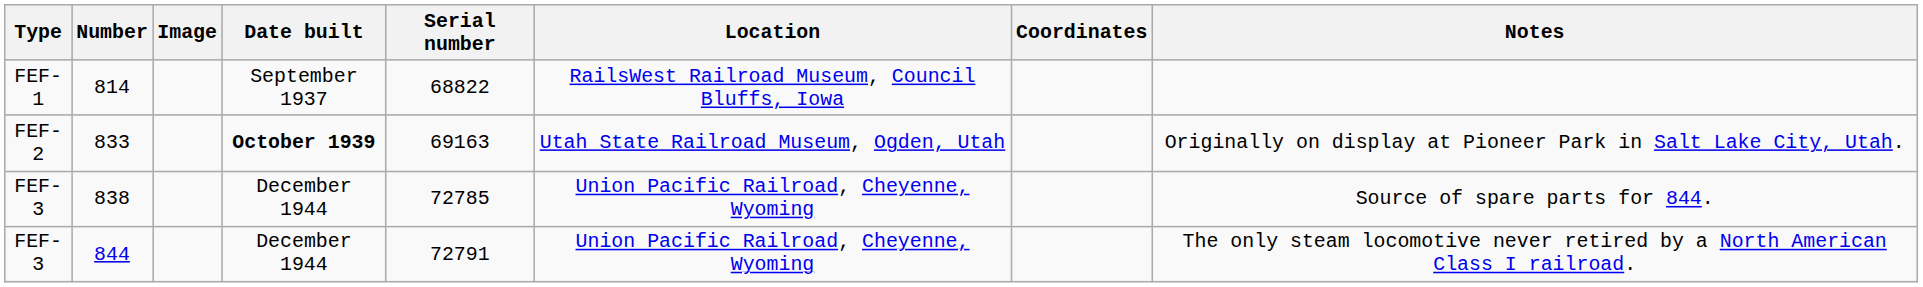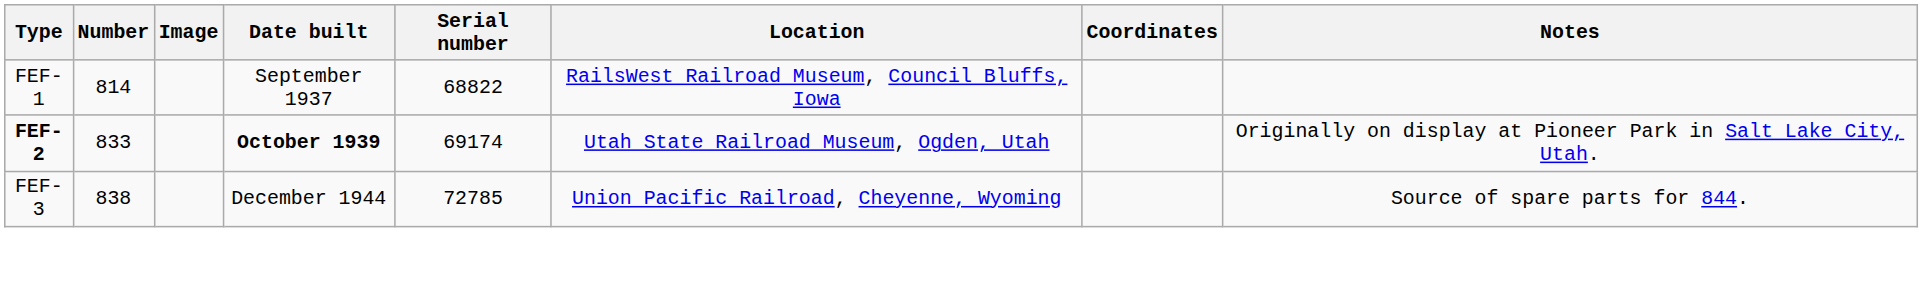(38, 143) normal -> (39, 143) bold
(460, 143) 69163 -> (473, 143) 69174
- row: (112, 254)
